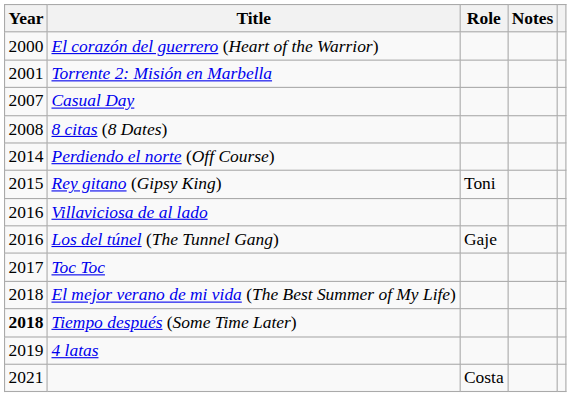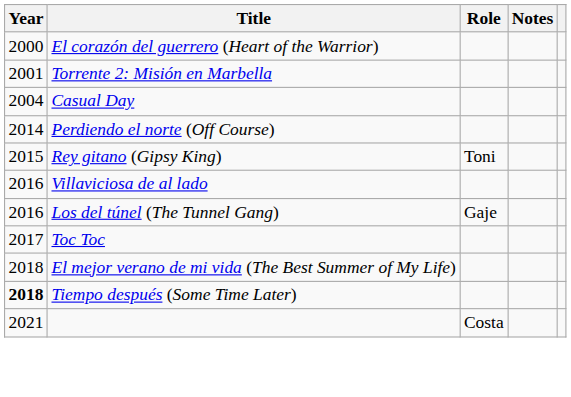(26, 101) 2007 -> (26, 101) 2004
- row: (109, 128)
- row: (75, 350)
